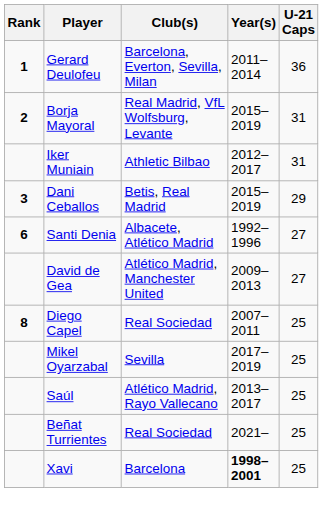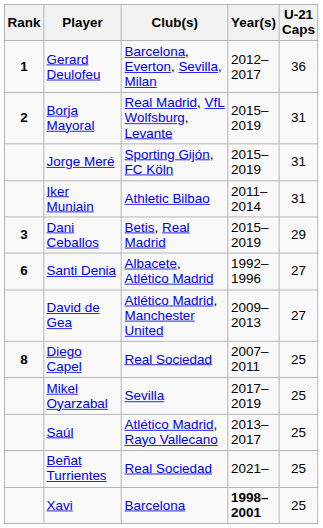(249, 66) 2011–2014 -> (250, 66) 2012–2017
+ row: (81, 162)
(250, 162) 2012–2017 -> (249, 198) 2011–2014
